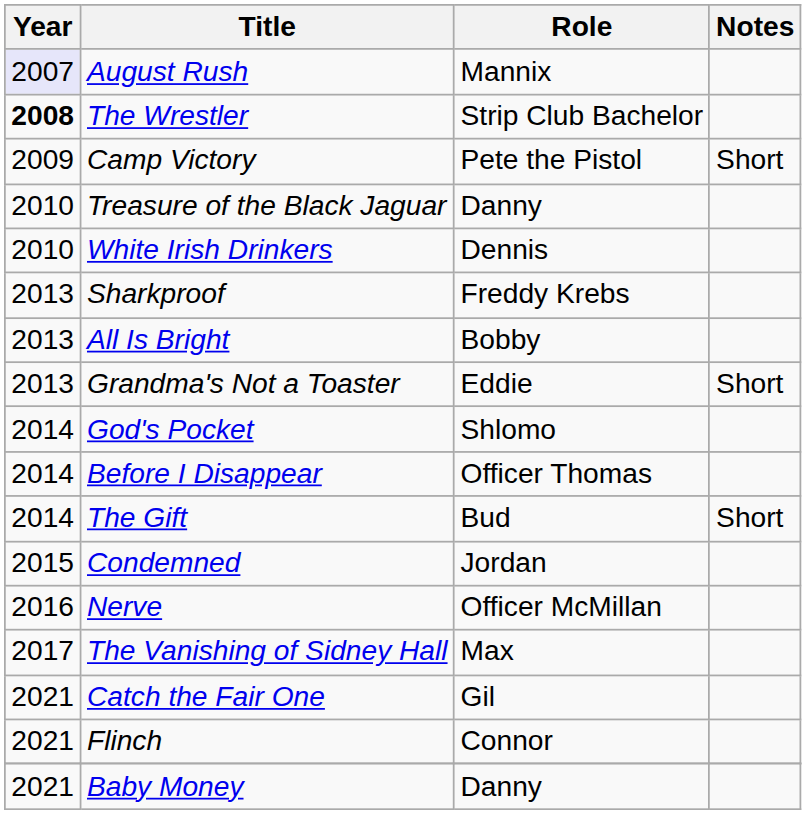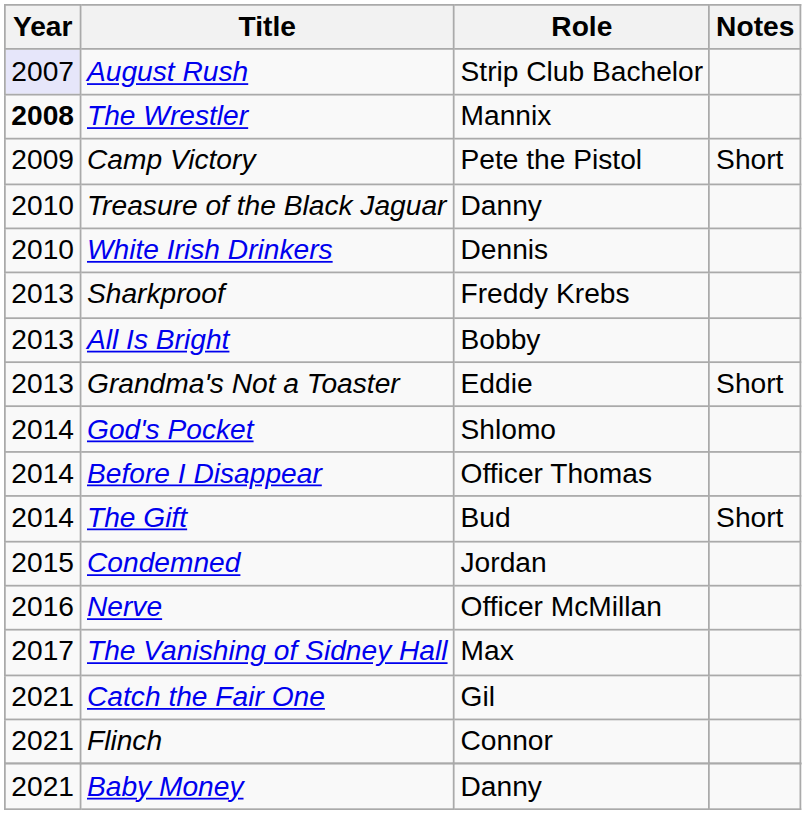(506, 71) Mannix -> (582, 71) Strip Club Bachelor
(582, 116) Strip Club Bachelor -> (506, 116) Mannix
